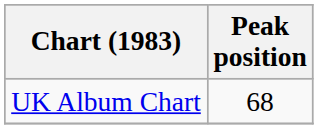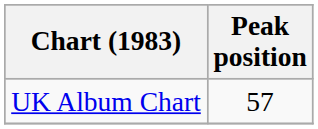(260, 100) 68 -> (260, 100) 57
